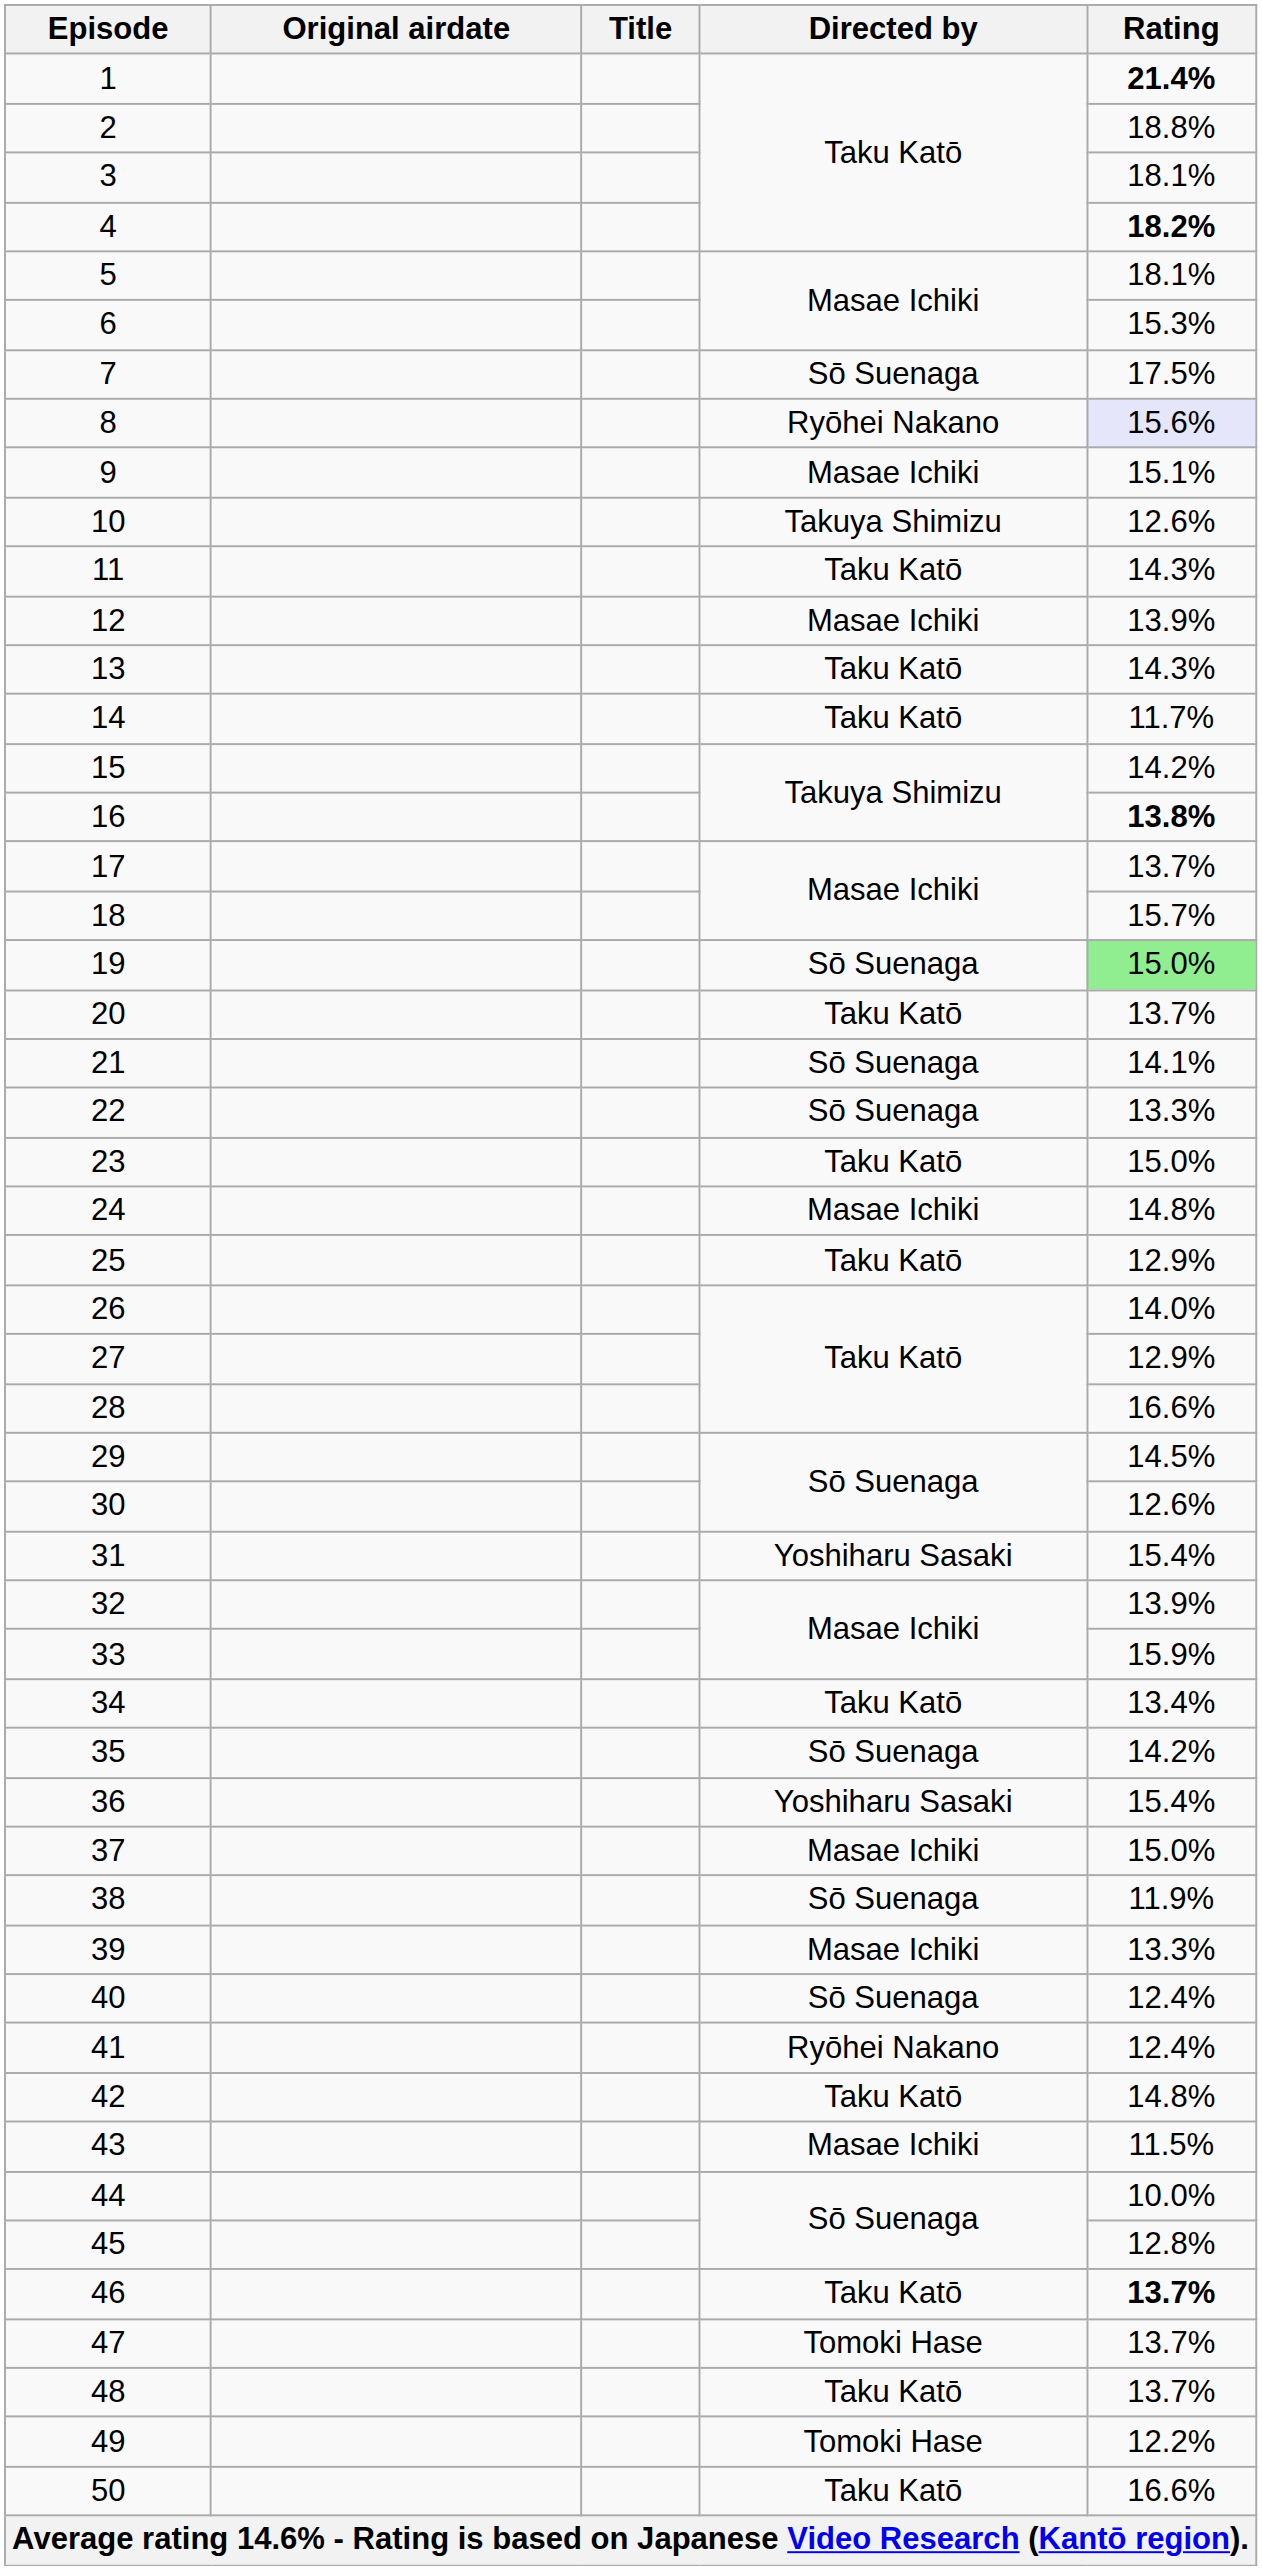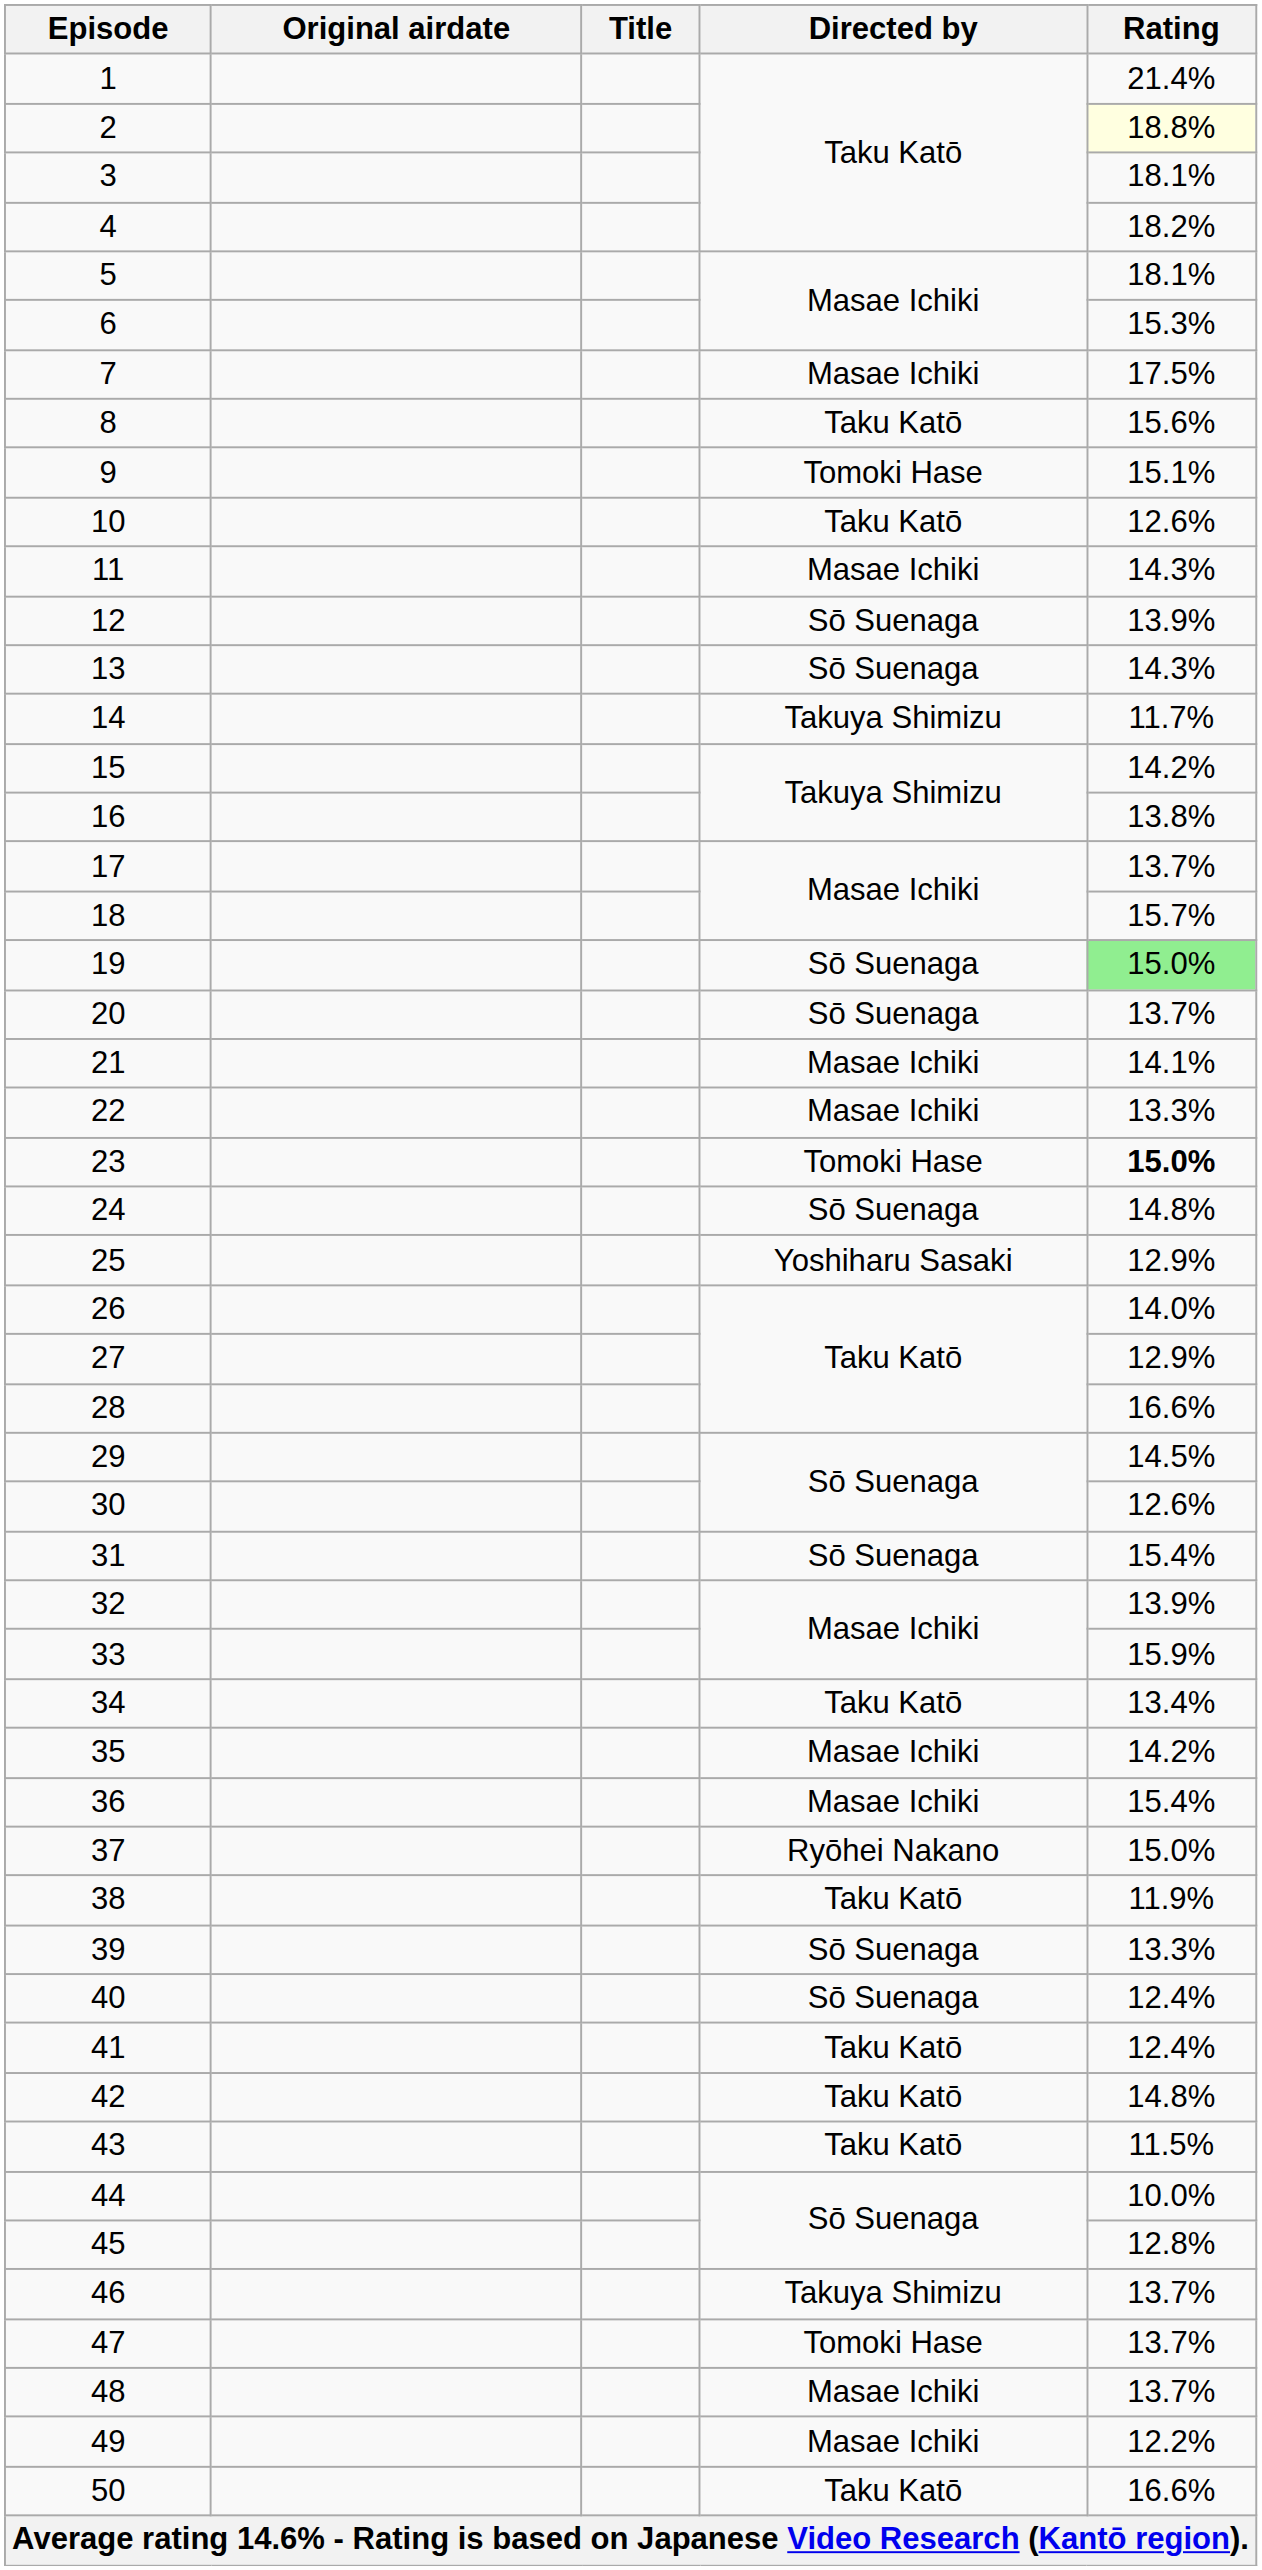(1171, 78) bold -> (1171, 78) normal
(1171, 127) no background -> (1171, 127) lightyellow background
(1171, 226) bold -> (1171, 226) normal
(893, 373) Sō Suenaga -> (893, 373) Masae Ichiki
(893, 422) Ryōhei Nakano -> (893, 422) Taku Katō
(1171, 422) lavender background -> (1171, 422) no background
(893, 472) Masae Ichiki -> (893, 472) Tomoki Hase
(893, 521) Takuya Shimizu -> (893, 521) Taku Katō
(893, 570) Taku Katō -> (893, 570) Masae Ichiki
(893, 619) Masae Ichiki -> (893, 619) Sō Suenaga
(893, 669) Taku Katō -> (893, 669) Sō Suenaga
(893, 718) Taku Katō -> (893, 718) Takuya Shimizu
(1171, 816) bold -> (1171, 816) normal
(893, 1013) Taku Katō -> (893, 1013) Sō Suenaga
(893, 1062) Sō Suenaga -> (893, 1062) Masae Ichiki
(893, 1112) Sō Suenaga -> (893, 1112) Masae Ichiki
(893, 1161) Taku Katō -> (893, 1161) Tomoki Hase
(1171, 1161) normal -> (1171, 1161) bold
(893, 1210) Masae Ichiki -> (893, 1210) Sō Suenaga
(893, 1259) Taku Katō -> (893, 1259) Yoshiharu Sasaki
(893, 1555) Yoshiharu Sasaki -> (893, 1555) Sō Suenaga
(893, 1752) Sō Suenaga -> (893, 1752) Masae Ichiki
(893, 1801) Yoshiharu Sasaki -> (893, 1801) Masae Ichiki
(893, 1850) Masae Ichiki -> (893, 1850) Ryōhei Nakano
(893, 1899) Sō Suenaga -> (893, 1899) Taku Katō
(893, 1948) Masae Ichiki -> (893, 1948) Sō Suenaga
(893, 2047) Ryōhei Nakano -> (893, 2047) Taku Katō
(893, 2145) Masae Ichiki -> (893, 2145) Taku Katō
(893, 2293) Taku Katō -> (893, 2293) Takuya Shimizu
(1171, 2293) bold -> (1171, 2293) normal
(893, 2392) Taku Katō -> (893, 2392) Masae Ichiki
(893, 2441) Tomoki Hase -> (893, 2441) Masae Ichiki
